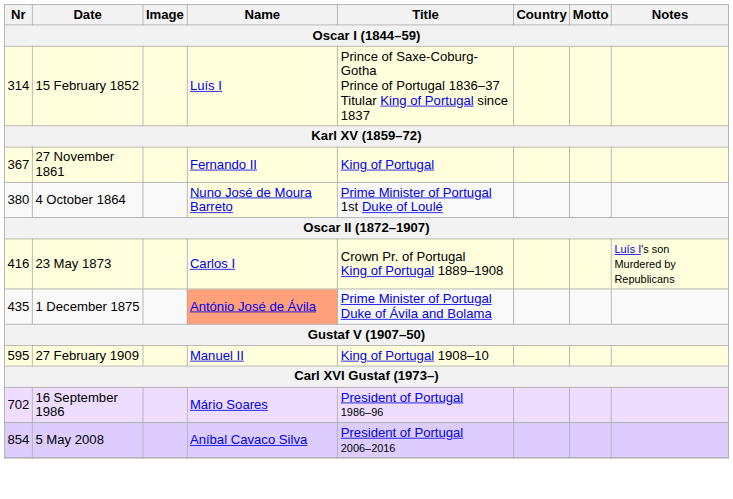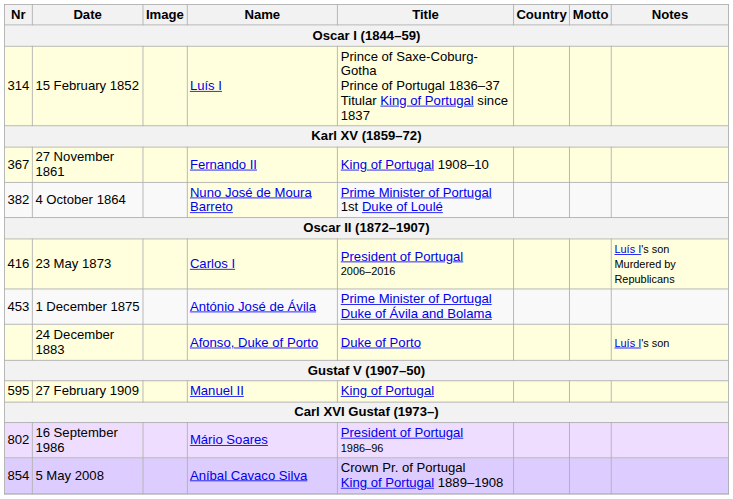(387, 164) King of Portugal -> (415, 164) King of Portugal 1908–10
(18, 200) 380 -> (18, 200) 382
(422, 263) Crown Pr. of Portugal King of Portugal 1889–1908 -> (402, 263) President of Portugal 2006–2016
(18, 306) 435 -> (18, 306) 453
(253, 306) lightsalmon background -> (253, 306) no background
+ row: (75, 342)
(415, 355) King of Portugal 1908–10 -> (387, 391) King of Portugal
(18, 404) 702 -> (18, 440) 802
(402, 440) President of Portugal 2006–2016 -> (422, 475) Crown Pr. of Portugal King of Portugal 1889–1908
